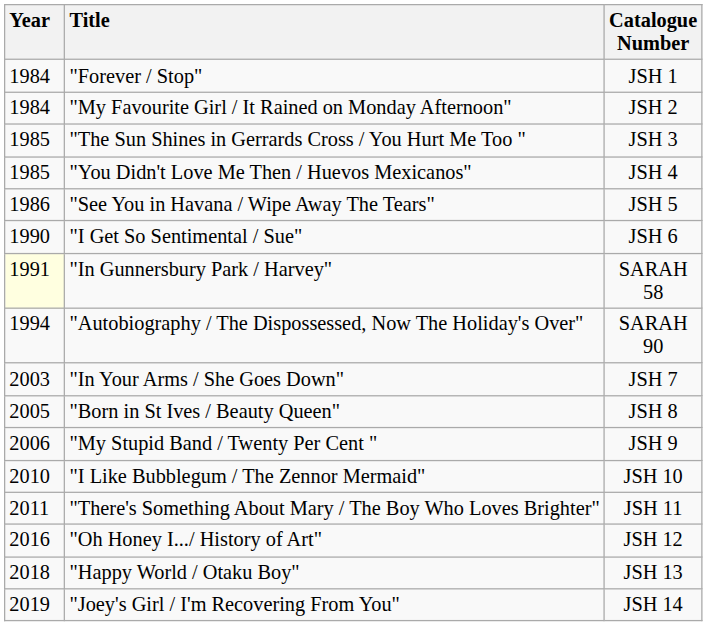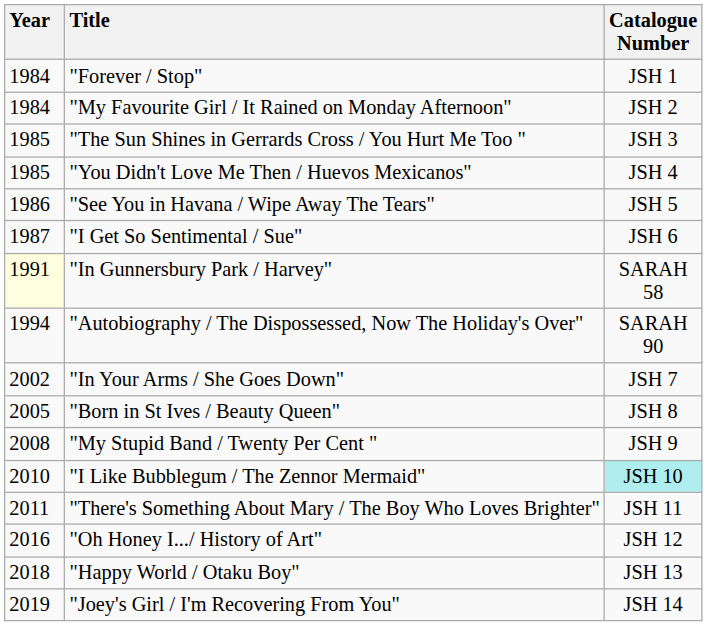(30, 236) 1990 -> (30, 236) 1987
(30, 379) 2003 -> (30, 379) 2002
(30, 443) 2006 -> (30, 443) 2008
(653, 475) no background -> (653, 475) paleturquoise background
